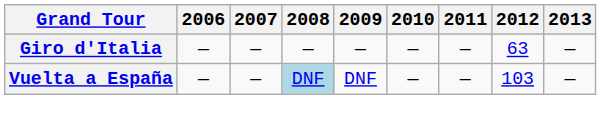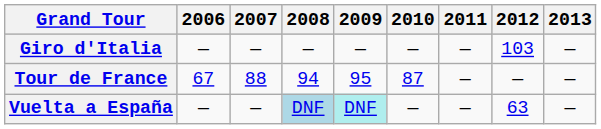(518, 49) 63 -> (518, 49) 103
+ row: (91, 79)
(360, 79) no background -> (360, 109) paleturquoise background
(518, 79) 103 -> (518, 109) 63
